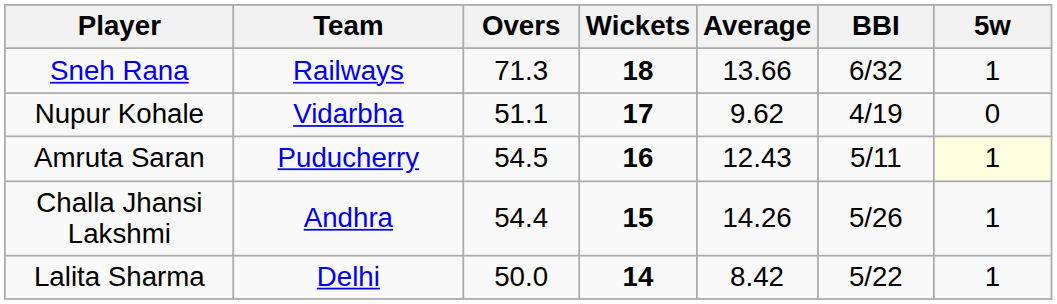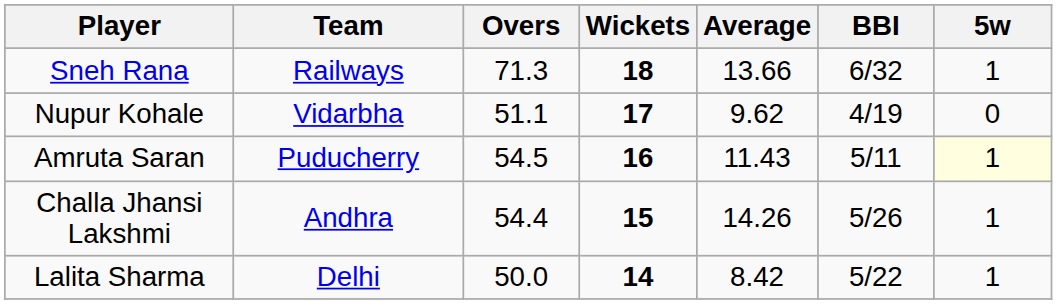(757, 158) 12.43 -> (757, 158) 11.43
